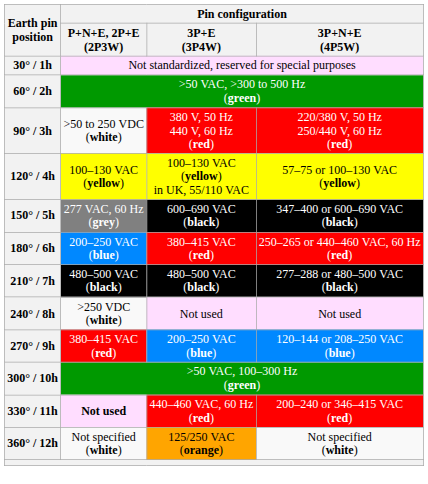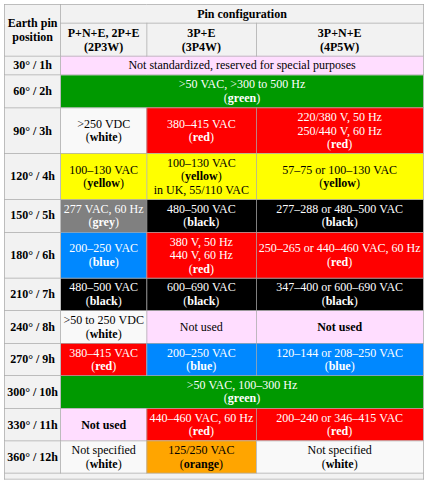(104, 130) >50 to 250 VDC (white) -> (104, 130) >250 VDC (white)
(201, 130) 380 V, 50 Hz 440 V, 60 Hz (red) -> (201, 130) 380–415 VAC (red)
(201, 215) 600–690 VAC (black) -> (201, 215) 480–500 VAC (black)
(340, 215) 347–400 or 600–690 VAC (black) -> (340, 215) 277–288 or 480–500 VAC (black)
(201, 248) 380–415 VAC (red) -> (201, 255) 380 V, 50 Hz 440 V, 60 Hz (red)
(201, 281) 480–500 VAC (black) -> (201, 294) 600–690 VAC (black)
(340, 281) 277–288 or 480–500 VAC (black) -> (340, 294) 347–400 or 600–690 VAC (black)
(104, 313) >250 VDC (white) -> (104, 327) >50 to 250 VDC (white)
(340, 313) normal -> (340, 327) bold
